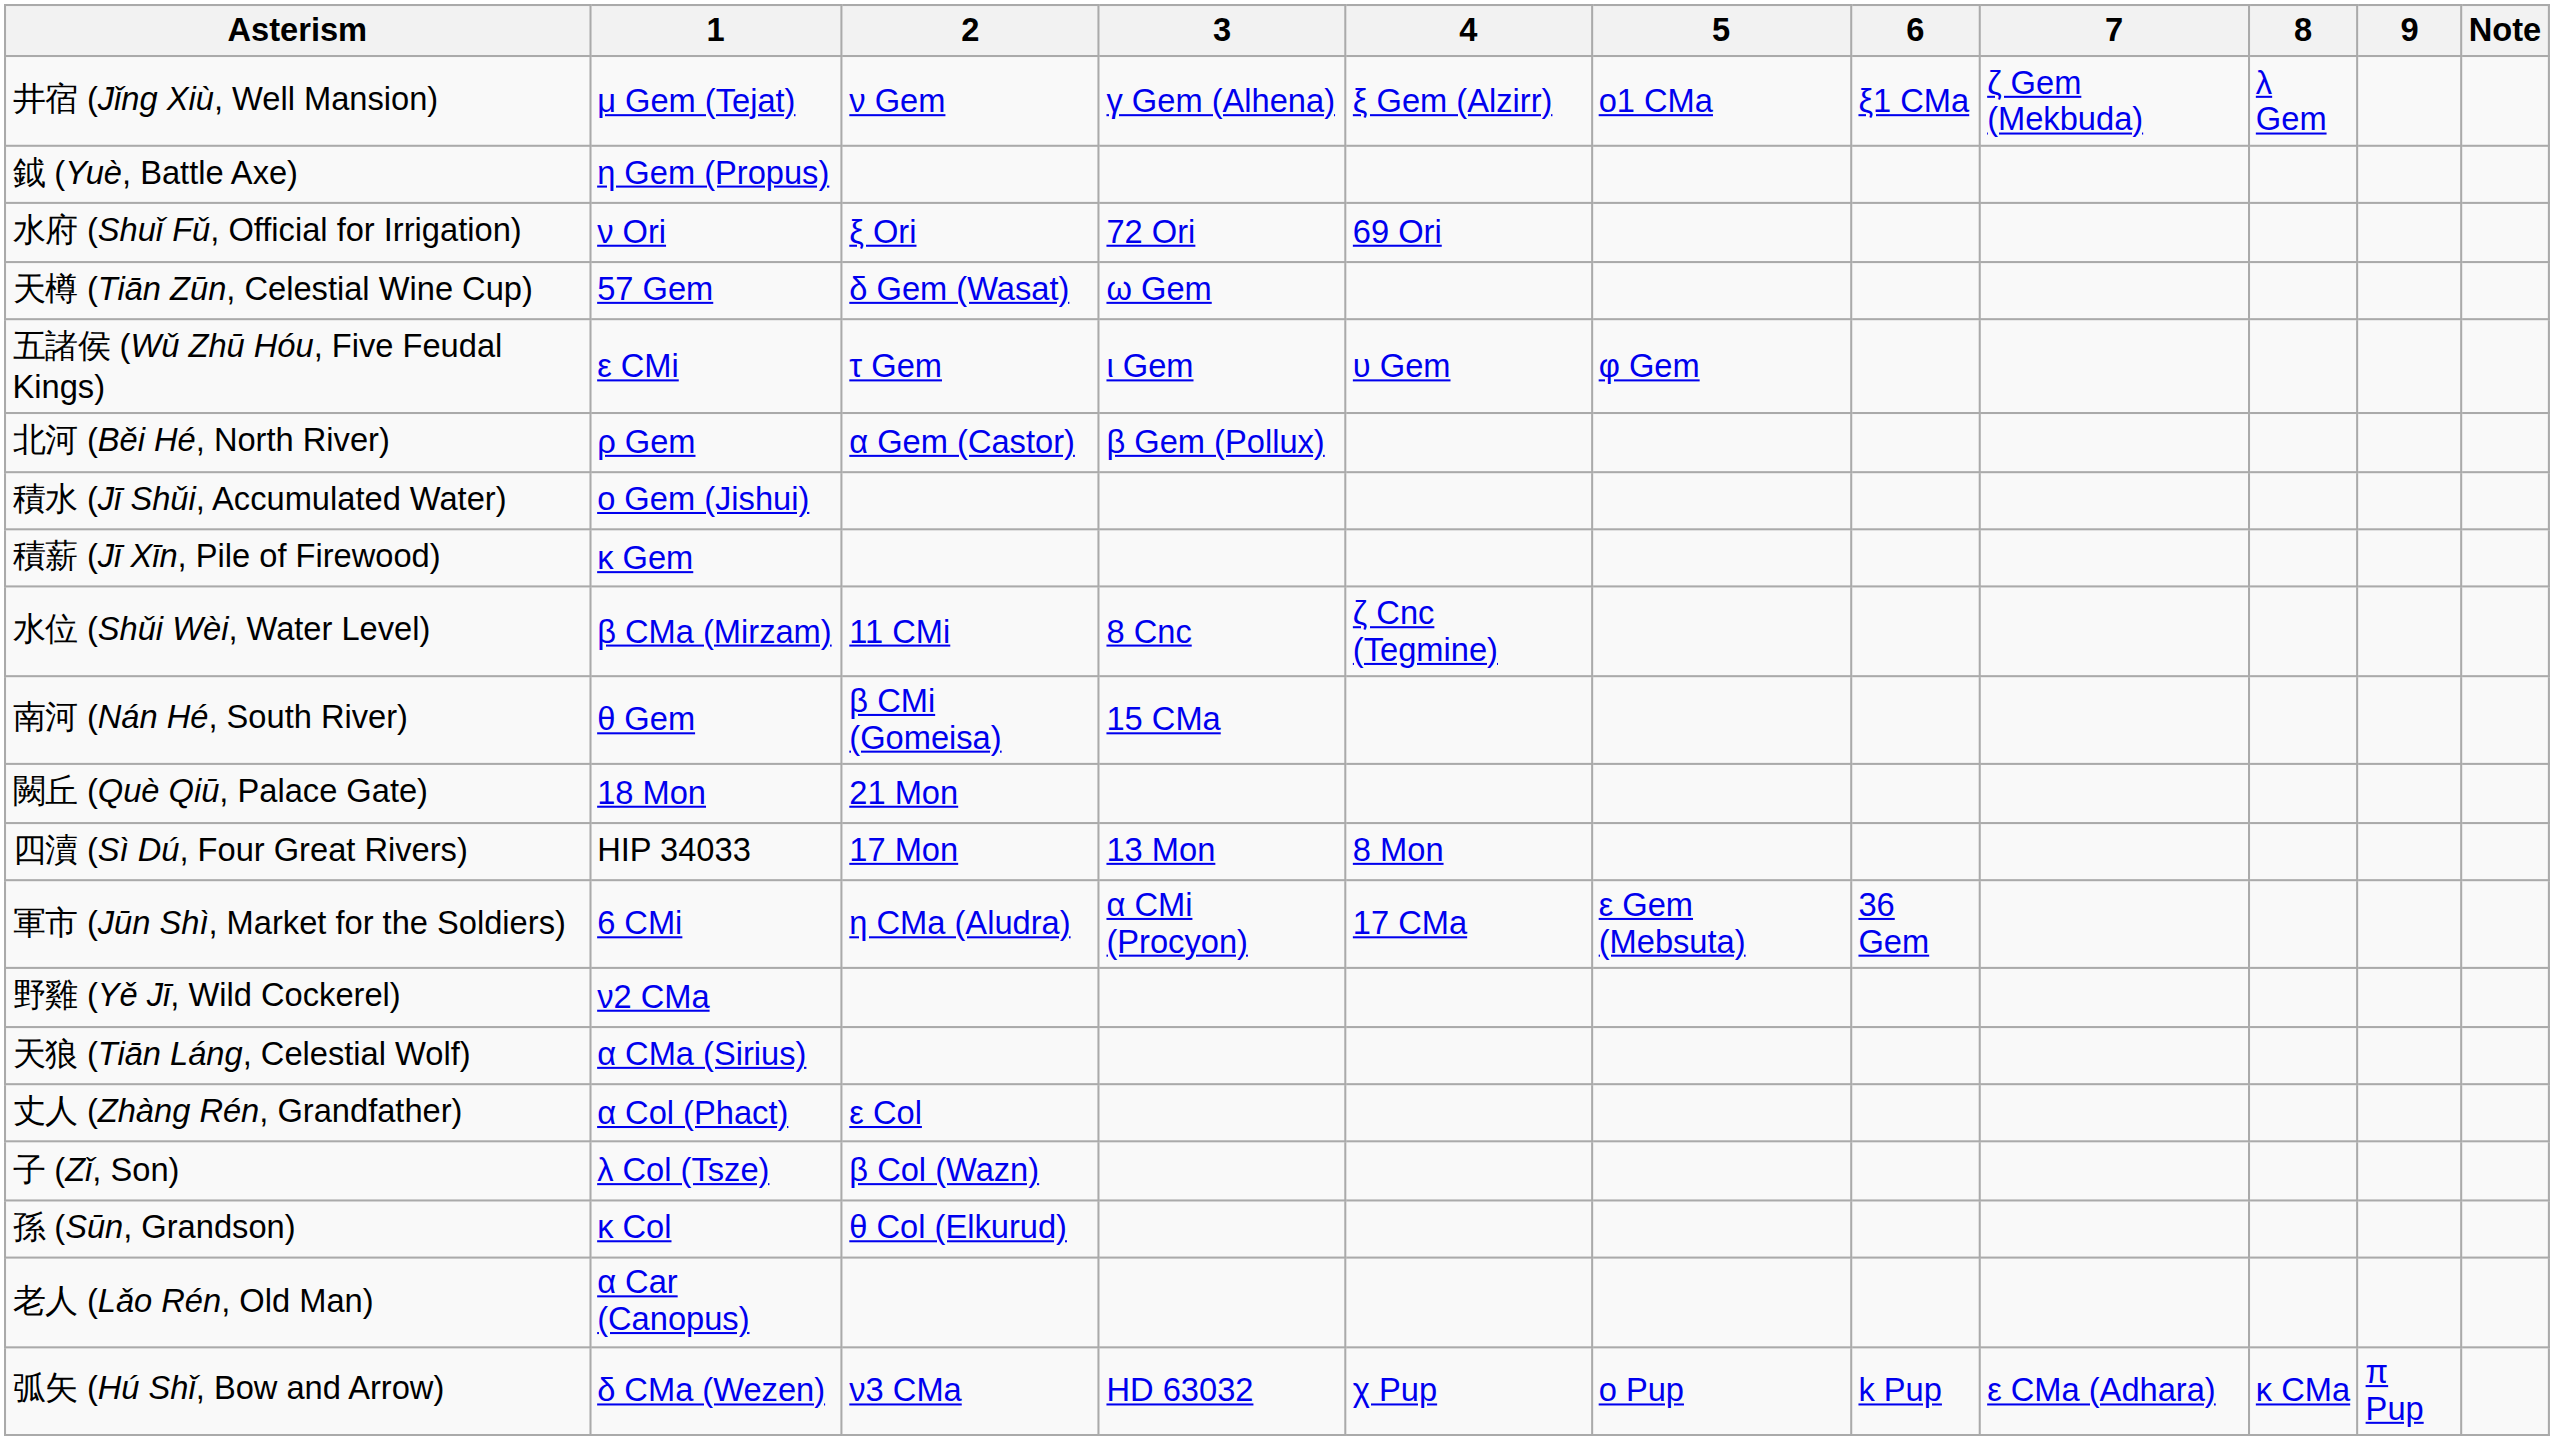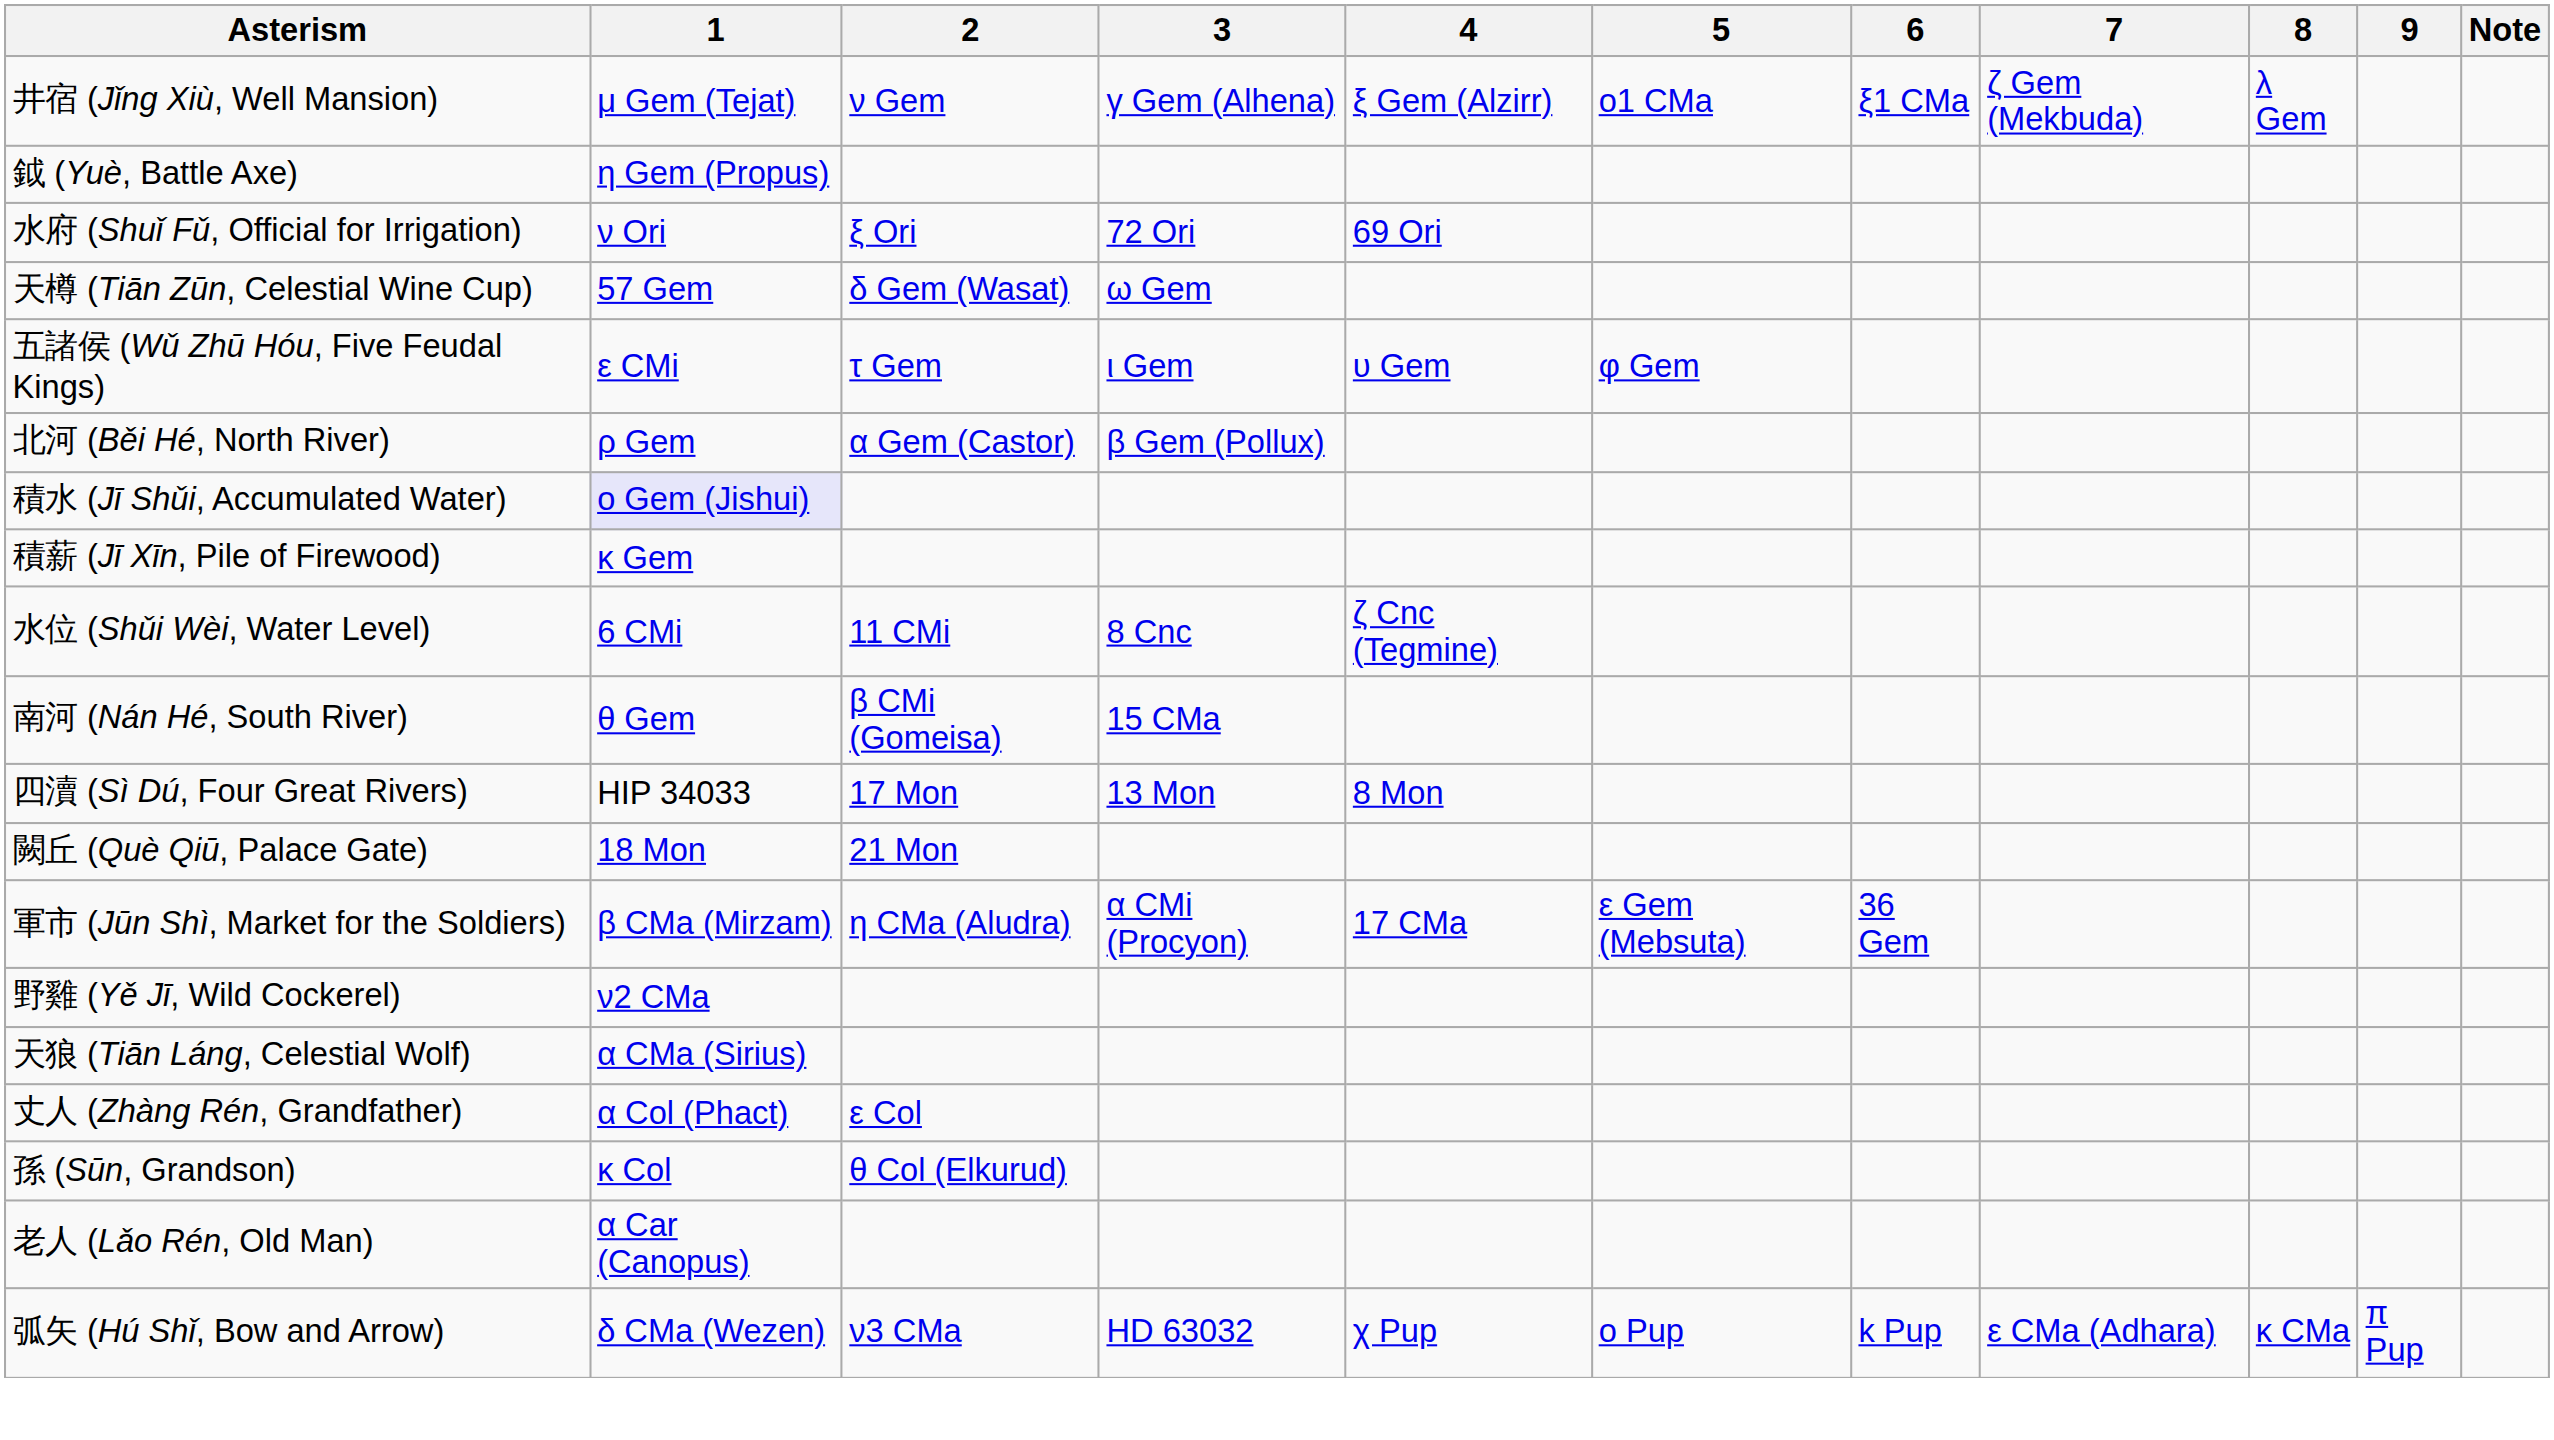(703, 499) no background -> (703, 499) lavender background
(714, 630) β CMa (Mirzam) -> (640, 630) 6 CMi
rows swapped: (240, 849) <-> (220, 791)
(640, 923) 6 CMi -> (714, 923) β CMa (Mirzam)
- row: (96, 1169)
